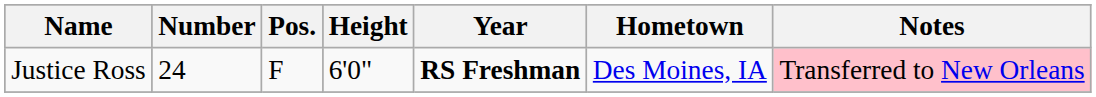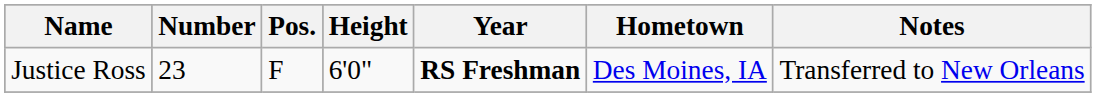(172, 69) 24 -> (172, 69) 23
(932, 69) pink background -> (932, 69) no background
